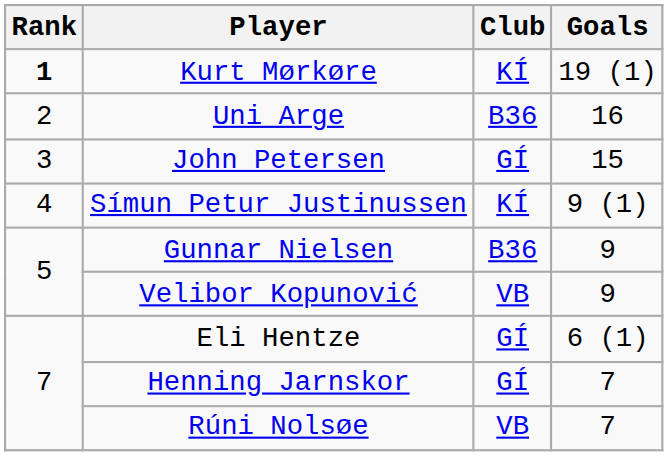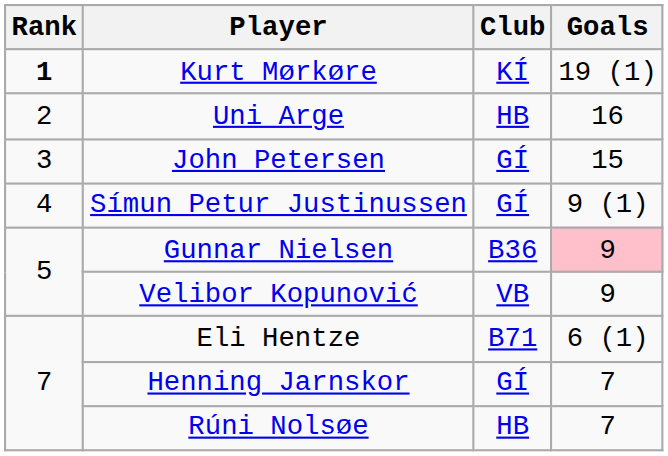(513, 116) B36 -> (513, 116) HB
(513, 205) KÍ -> (513, 205) GÍ
(608, 250) no background -> (608, 250) pink background
(513, 339) GÍ -> (513, 339) B71
(513, 428) VB -> (513, 428) HB
